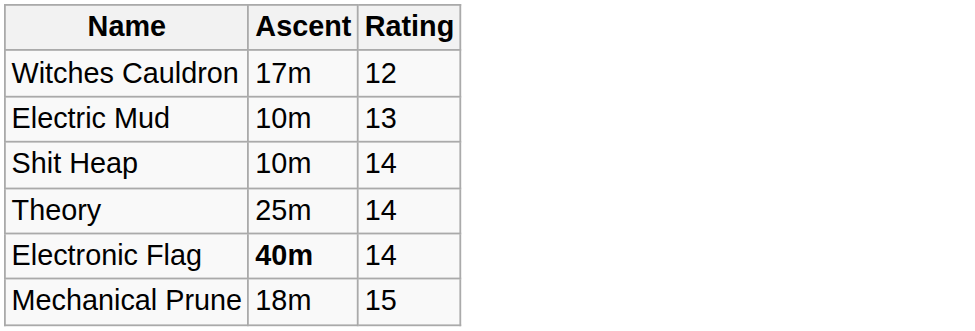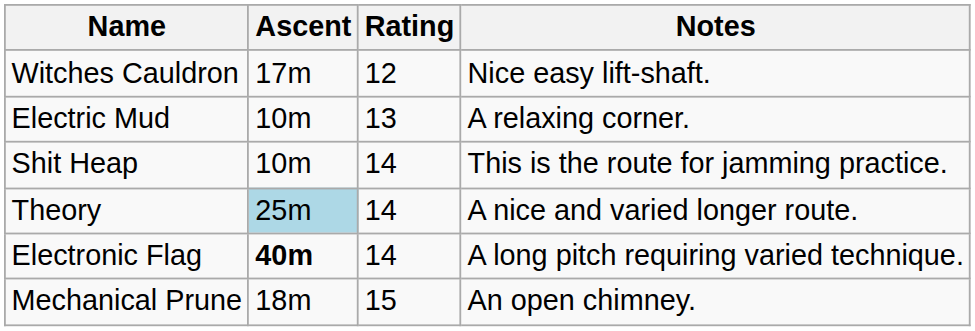+ column: (716, 27)
(283, 210) no background -> (283, 210) lightblue background
